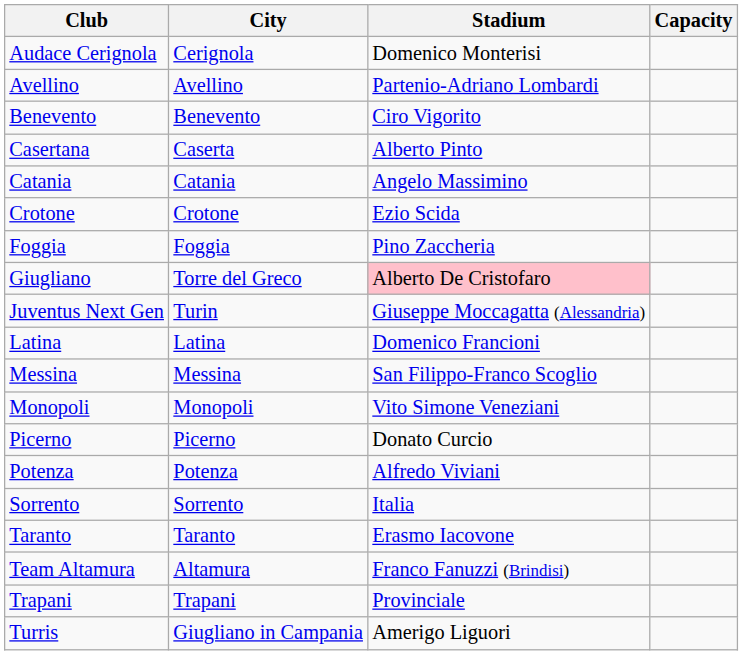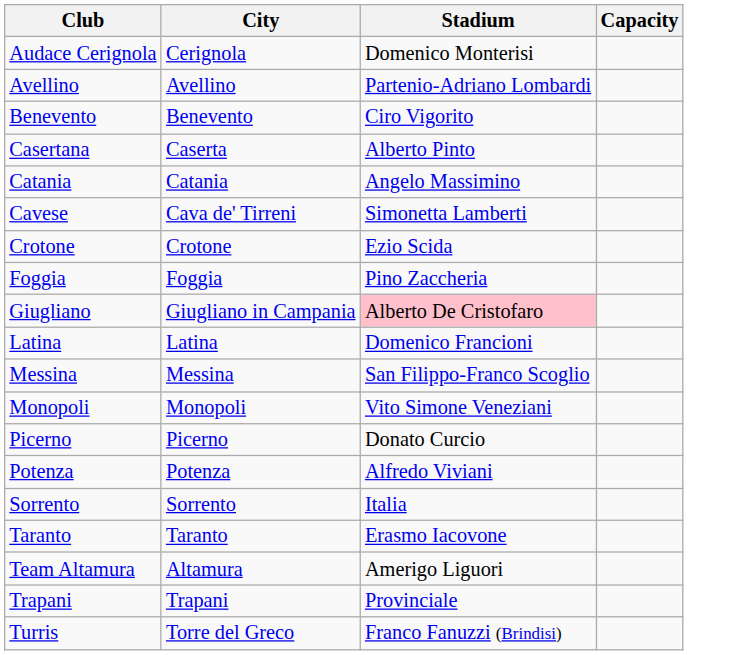+ row: (39, 213)
(237, 278) Torre del Greco -> (261, 310) Giugliano in Campania
- row: (87, 310)
(471, 568) Franco Fanuzzi (Brindisi) -> (434, 568) Amerigo Liguori
(268, 632) Giugliano in Campania -> (230, 632) Torre del Greco
(441, 632) Amerigo Liguori -> (463, 632) Franco Fanuzzi (Brindisi)
